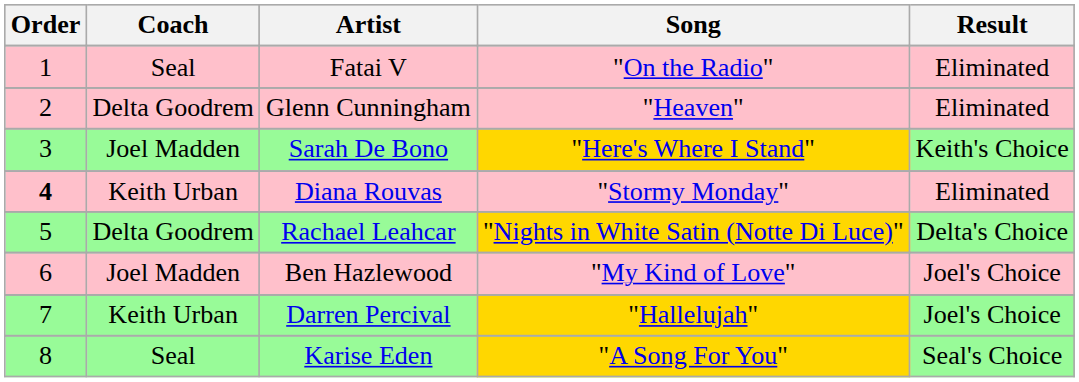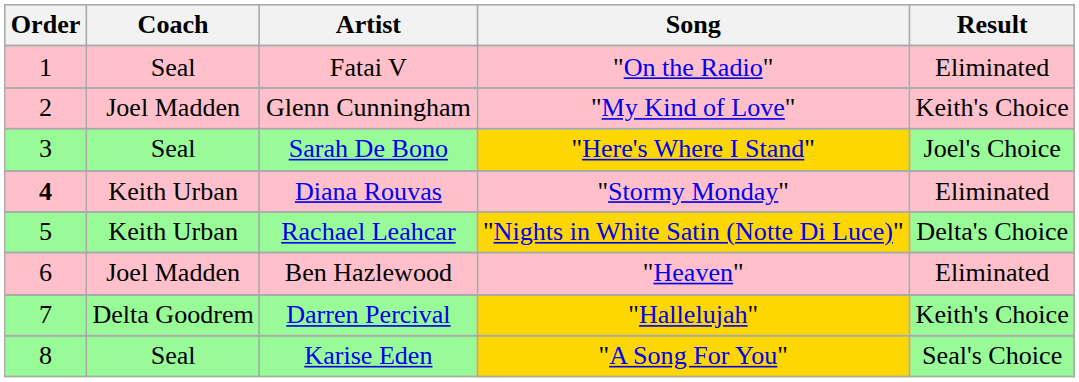(173, 107) Delta Goodrem -> (173, 107) Joel Madden
(693, 107) "Heaven" -> (693, 107) "My Kind of Love"
(992, 107) Eliminated -> (992, 107) Keith's Choice
(173, 149) Joel Madden -> (173, 149) Seal
(992, 149) Keith's Choice -> (992, 149) Joel's Choice
(173, 231) Delta Goodrem -> (173, 231) Keith Urban
(693, 273) "My Kind of Love" -> (693, 273) "Heaven"
(992, 273) Joel's Choice -> (992, 273) Eliminated
(173, 314) Keith Urban -> (173, 314) Delta Goodrem
(992, 314) Joel's Choice -> (992, 314) Keith's Choice
